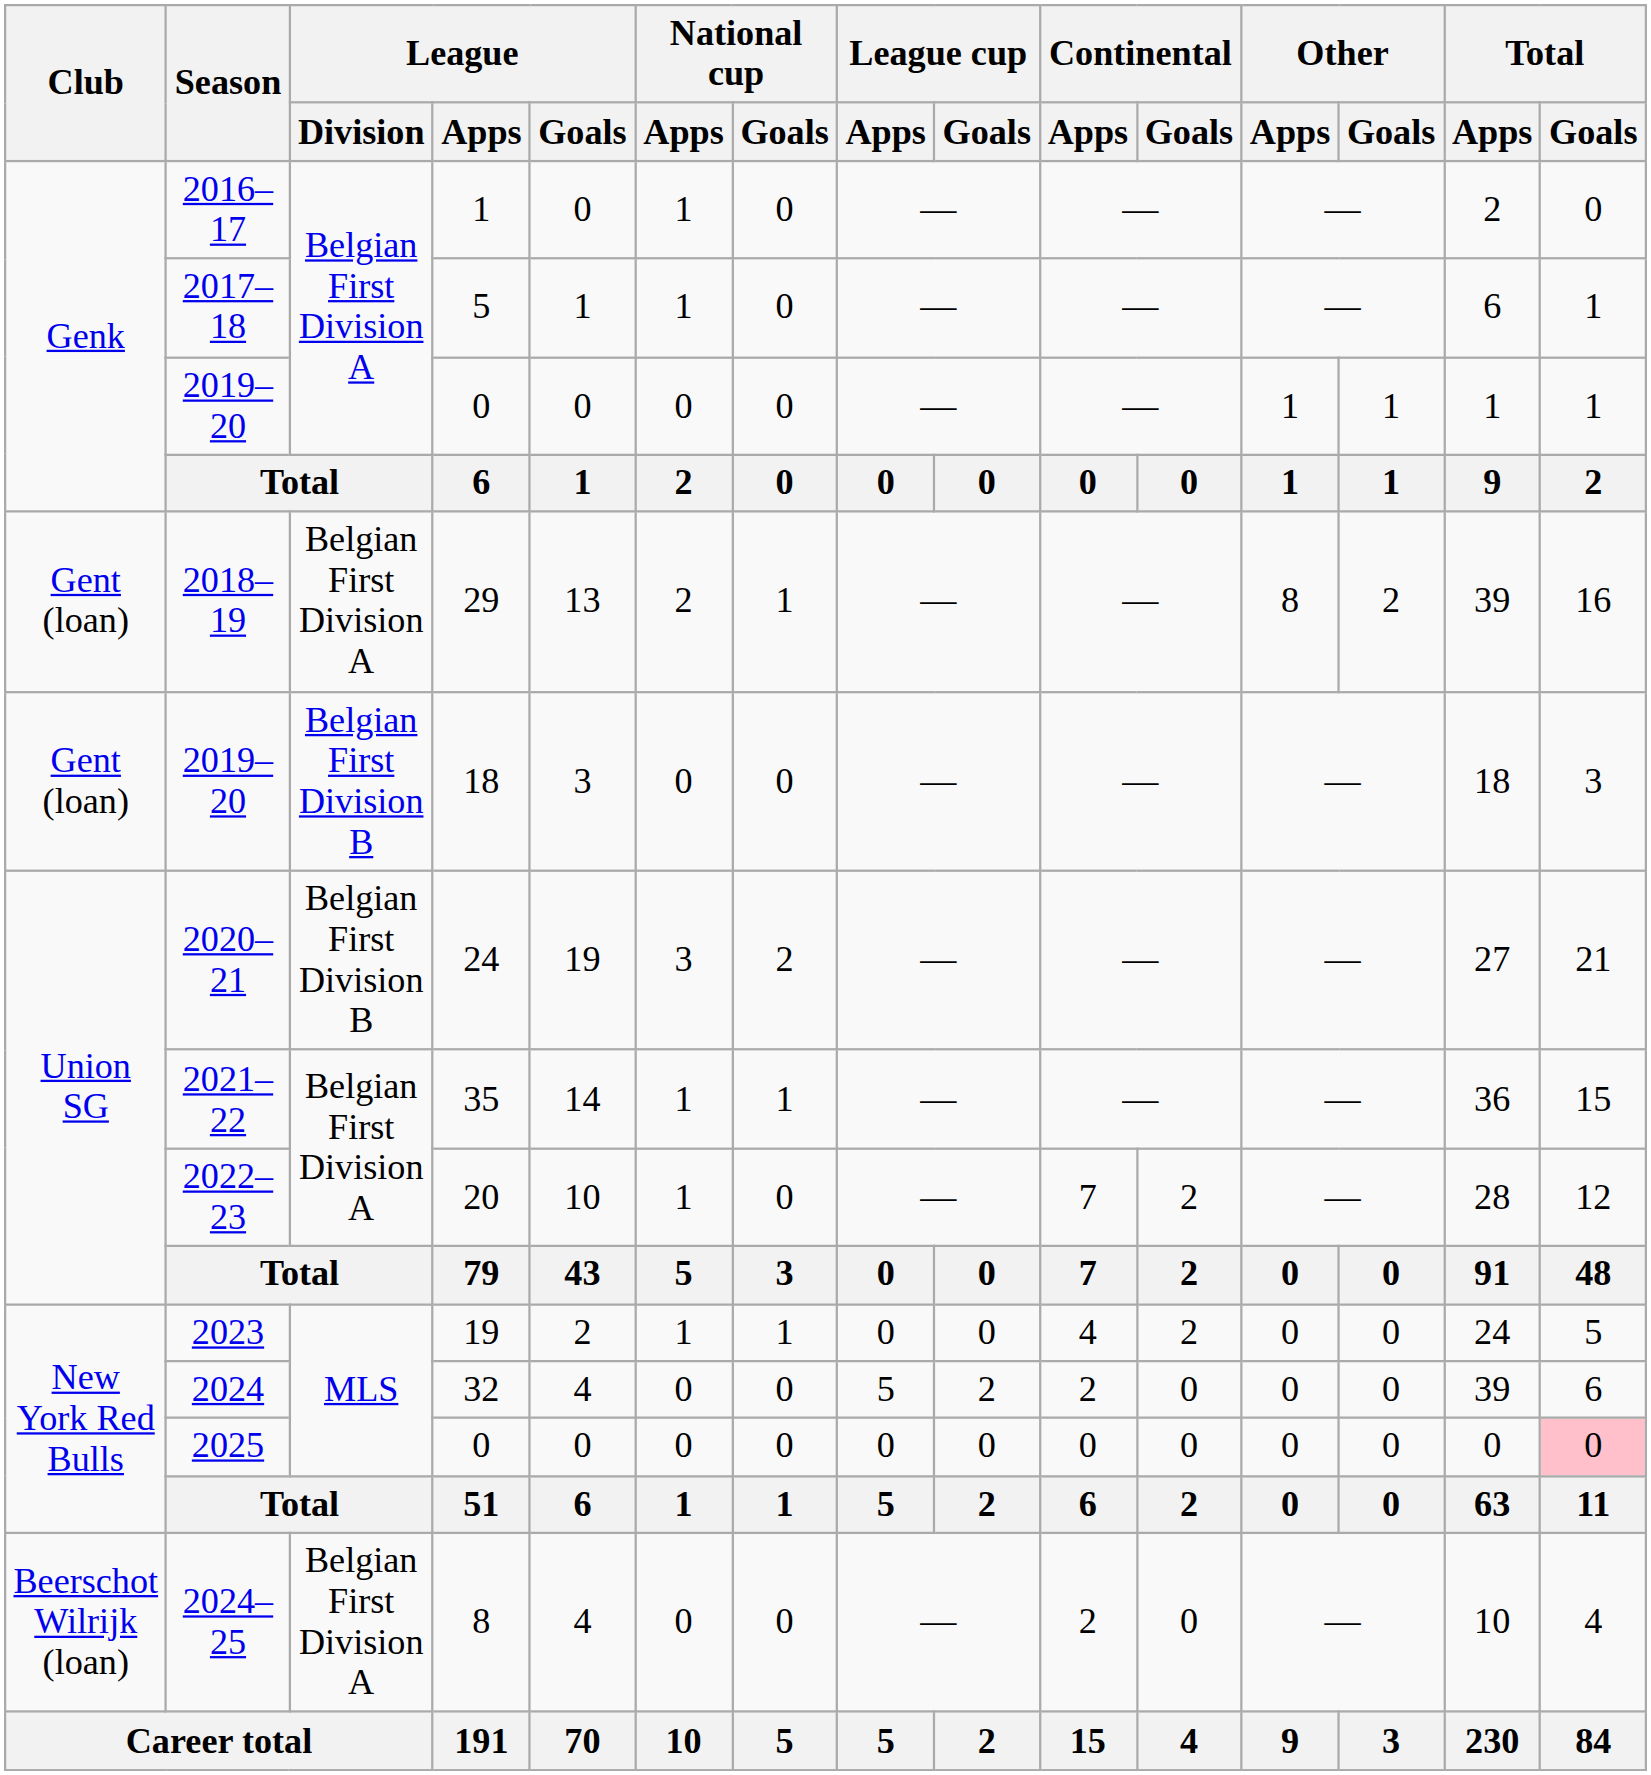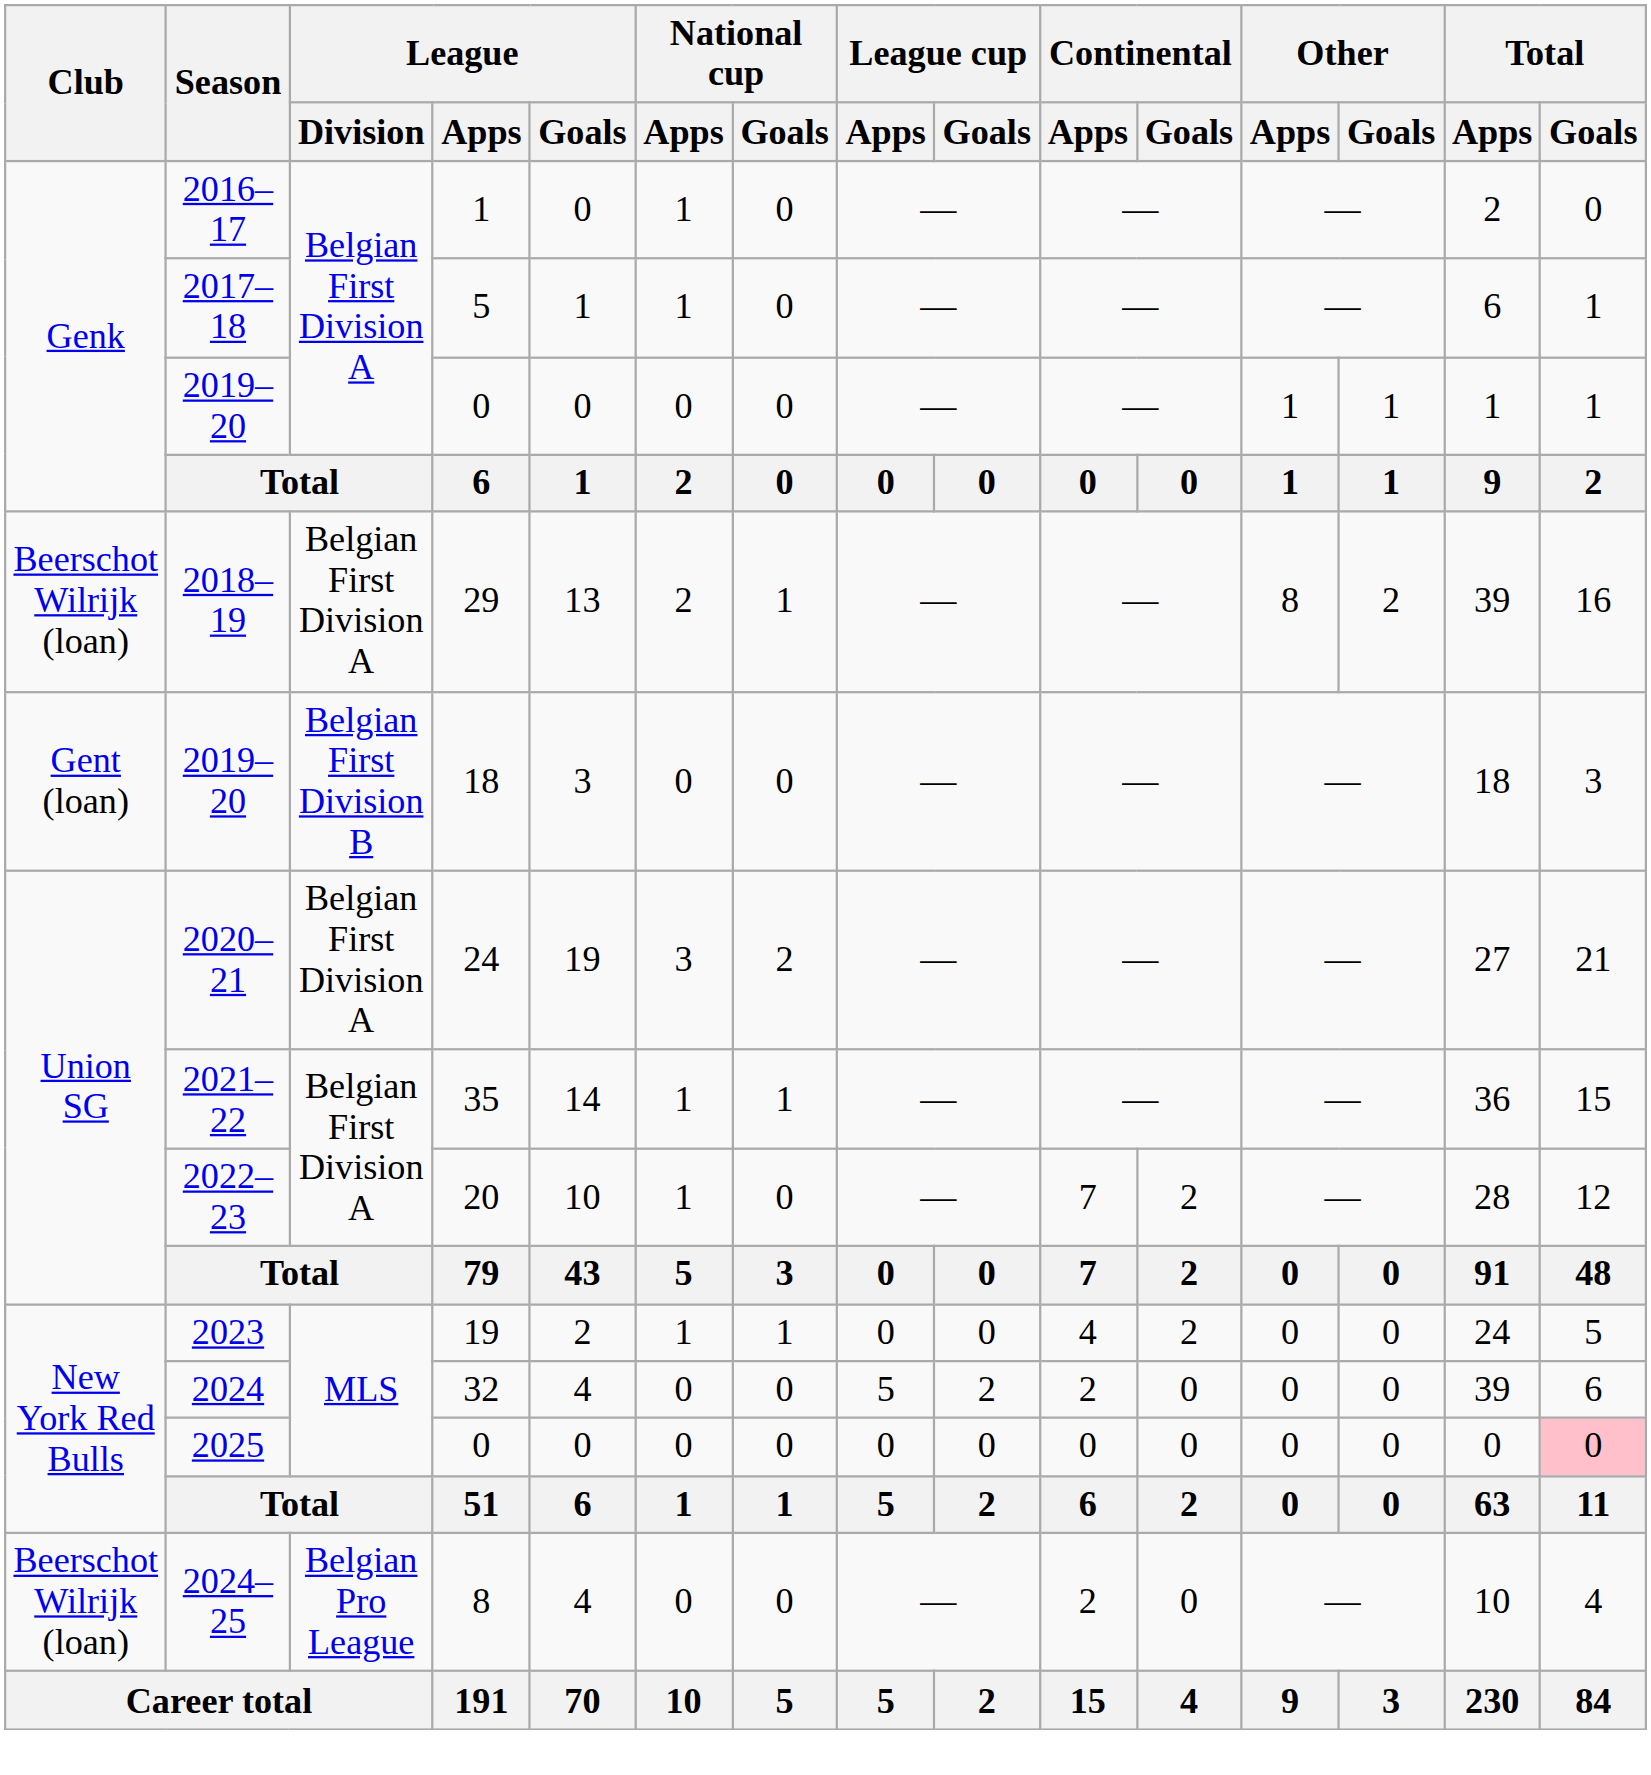(86, 600) Gent (loan) -> (86, 600) Beerschot Wilrijk (loan)
(361, 959) Belgian First Division B -> (361, 959) Belgian First Division A
(361, 1621) Belgian First Division A -> (361, 1601) Belgian Pro League
